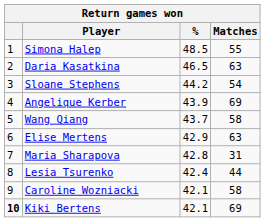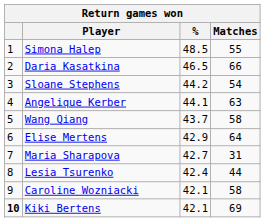(235, 66) 63 -> (235, 66) 66
(196, 101) 43.9 -> (196, 101) 44.1
(235, 101) 69 -> (235, 101) 63
(235, 137) 63 -> (235, 137) 64
(196, 155) 42.8 -> (196, 155) 42.7
